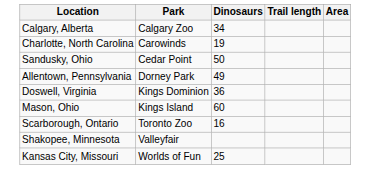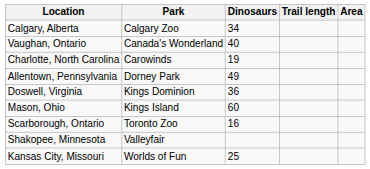+ row: (47, 44)
- row: (57, 60)
